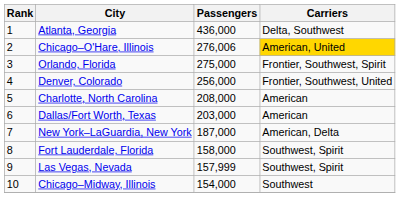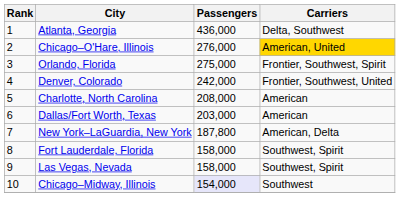(216, 47) 276,006 -> (216, 47) 276,000
(216, 81) 256,000 -> (216, 81) 242,000
(216, 133) 187,000 -> (216, 133) 187,800
(216, 167) 157,999 -> (216, 167) 158,000
(216, 184) no background -> (216, 184) lavender background
